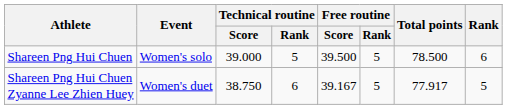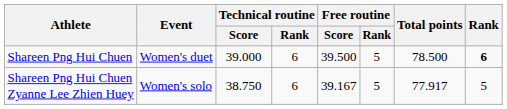(176, 57) Women's solo -> (176, 57) Women's duet
(295, 57) 5 -> (295, 57) 6
(484, 57) normal -> (484, 57) bold
(176, 86) Women's duet -> (176, 86) Women's solo
